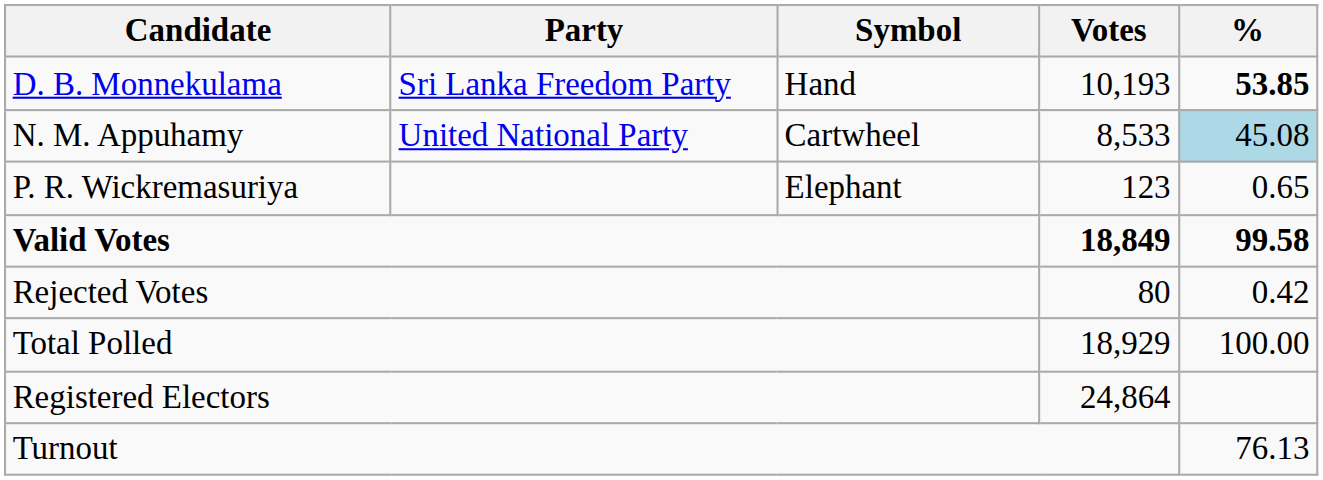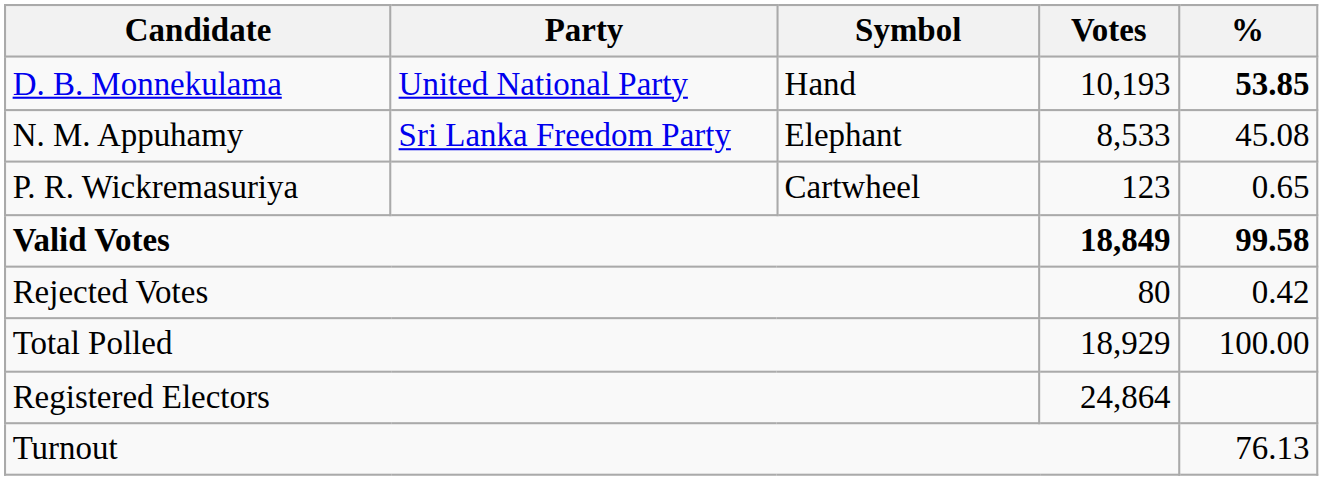(565, 82) Sri Lanka Freedom Party -> (543, 82) United National Party
(543, 135) United National Party -> (565, 135) Sri Lanka Freedom Party
(852, 135) Cartwheel -> (843, 135) Elephant
(1272, 135) lightblue background -> (1272, 135) no background
(843, 187) Elephant -> (852, 187) Cartwheel
